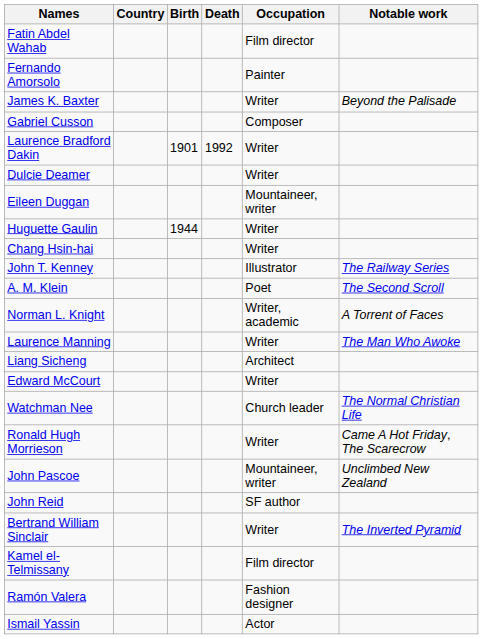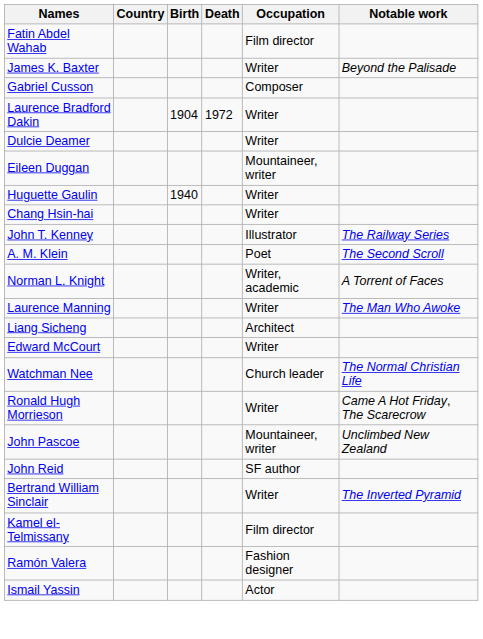- row: (34, 75)
(184, 148) 1901 -> (184, 114) 1904
(219, 148) 1992 -> (219, 114) 1972
(184, 228) 1944 -> (184, 195) 1940
